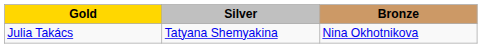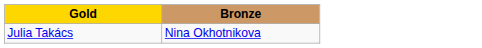- column: (241, 14)
